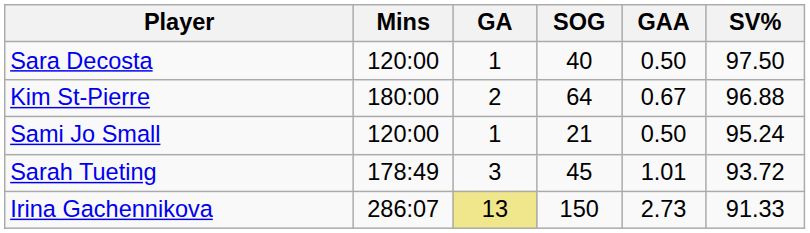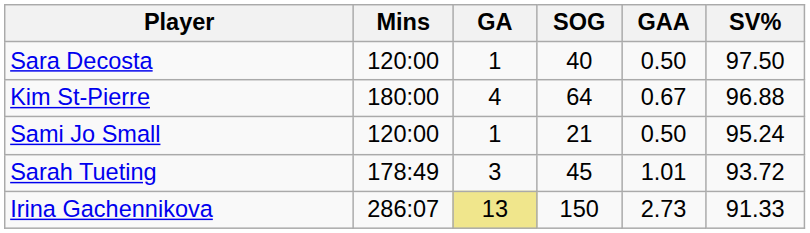(495, 97) 2 -> (495, 97) 4
